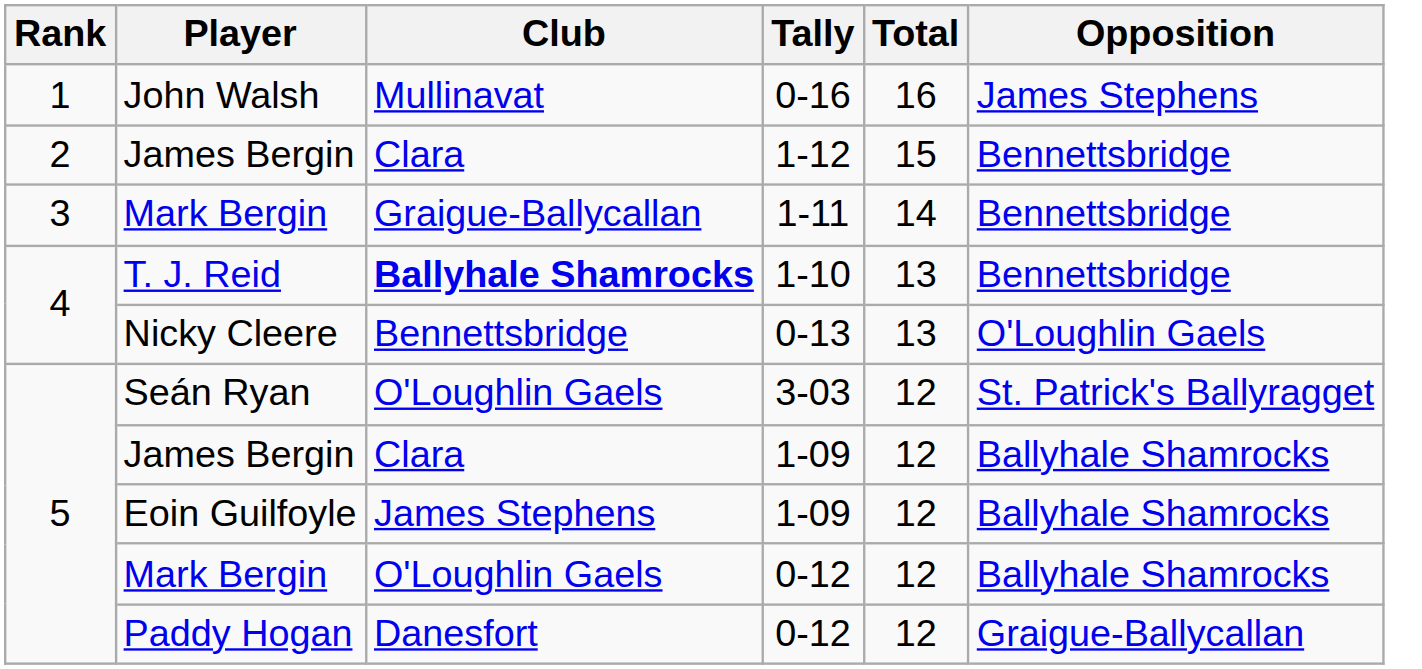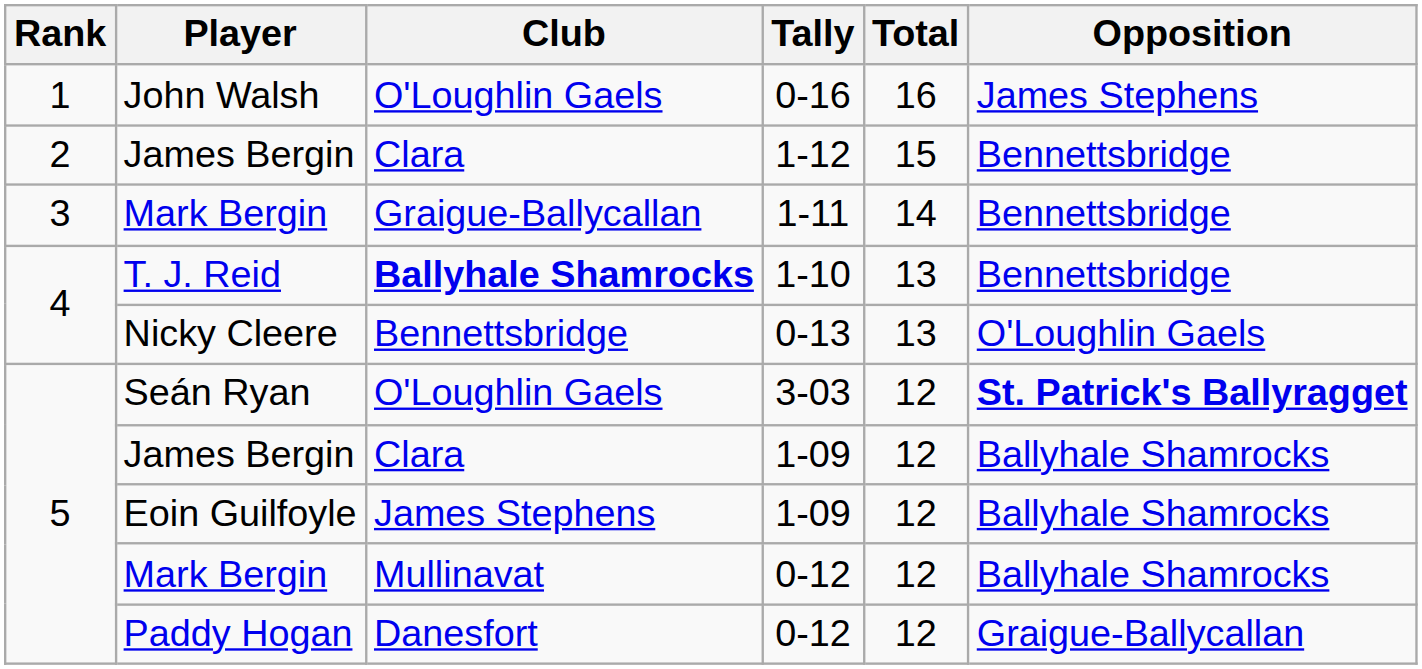(459, 94) Mullinavat -> (518, 94) O'Loughlin Gaels
(1176, 393) normal -> (1192, 393) bold
(518, 573) O'Loughlin Gaels -> (459, 573) Mullinavat
